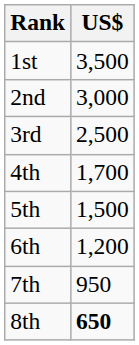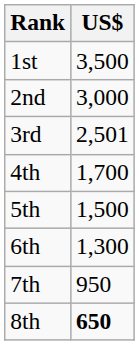(102, 135) 2,500 -> (102, 135) 2,501
(102, 246) 1,200 -> (102, 246) 1,300
